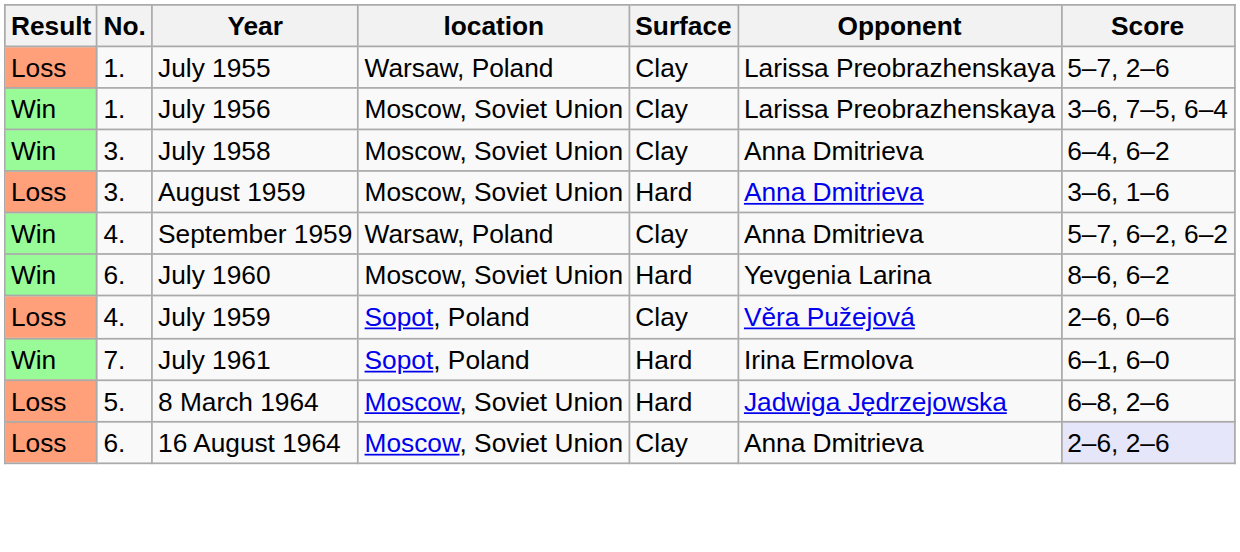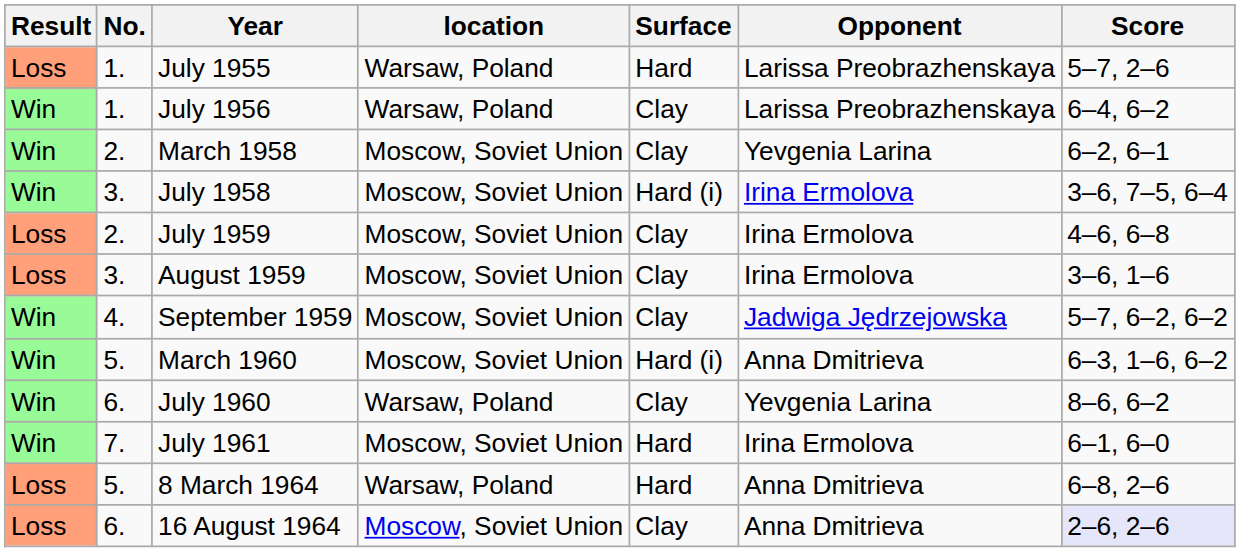(662, 67) Clay -> (664, 67) Hard
(494, 109) Moscow, Soviet Union -> (459, 109) Warsaw, Poland
(1148, 109) 3–6, 7–5, 6–4 -> (1118, 109) 6–4, 6–2
+ row: (114, 151)
(662, 151) Clay -> (679, 192) Hard (i)
(834, 151) Anna Dmitrieva -> (829, 192) Irina Ermolova
(1118, 151) 6–4, 6–2 -> (1148, 192) 3–6, 7–5, 6–4
+ row: (114, 234)
(664, 192) Hard -> (662, 276) Clay
(834, 192) Anna Dmitrieva -> (829, 276) Irina Ermolova
(459, 234) Warsaw, Poland -> (494, 317) Moscow, Soviet Union
(834, 234) Anna Dmitrieva -> (875, 317) Jadwiga Jędrzejowska
+ row: (114, 359)
(494, 276) Moscow, Soviet Union -> (459, 401) Warsaw, Poland
(664, 276) Hard -> (662, 401) Clay
- row: (114, 317)
(447, 359) Sopot, Poland -> (494, 442) Moscow, Soviet Union
(494, 401) Moscow, Soviet Union -> (459, 484) Warsaw, Poland
(875, 401) Jadwiga Jędrzejowska -> (834, 484) Anna Dmitrieva
